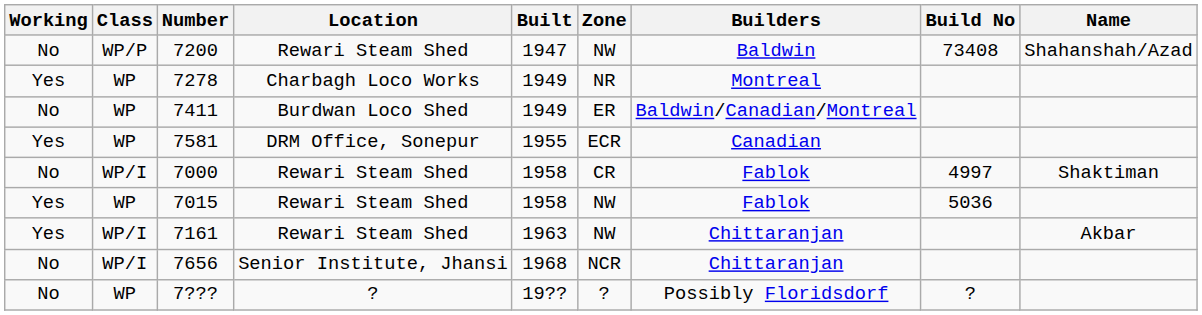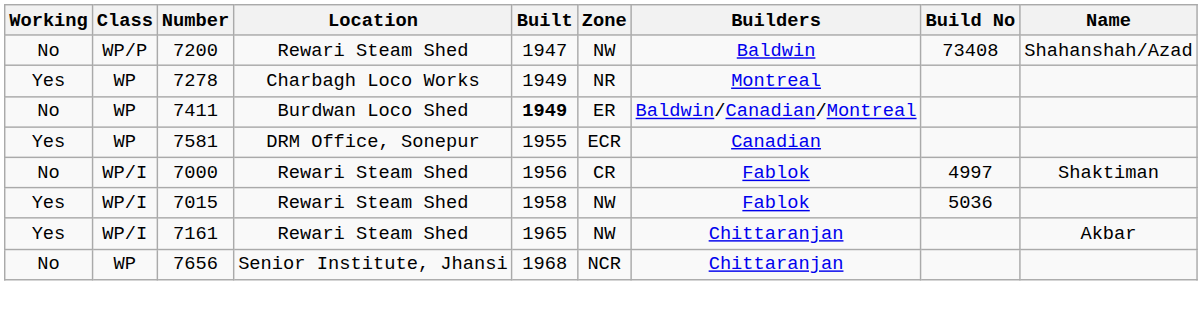(545, 112) normal -> (545, 112) bold
(545, 173) 1958 -> (545, 173) 1956
(125, 203) WP -> (125, 203) WP/I
(545, 234) 1963 -> (545, 234) 1965
(125, 264) WP/I -> (125, 264) WP
- row: (196, 295)
